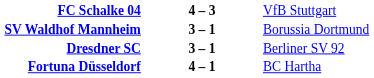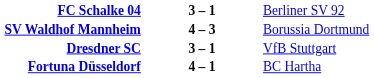(202, 10) 4 – 3 -> (202, 10) 3 – 1
(300, 10) VfB Stuttgart -> (304, 10) Berliner SV 92
(202, 29) 3 – 1 -> (202, 29) 4 – 3
(304, 48) Berliner SV 92 -> (300, 48) VfB Stuttgart
